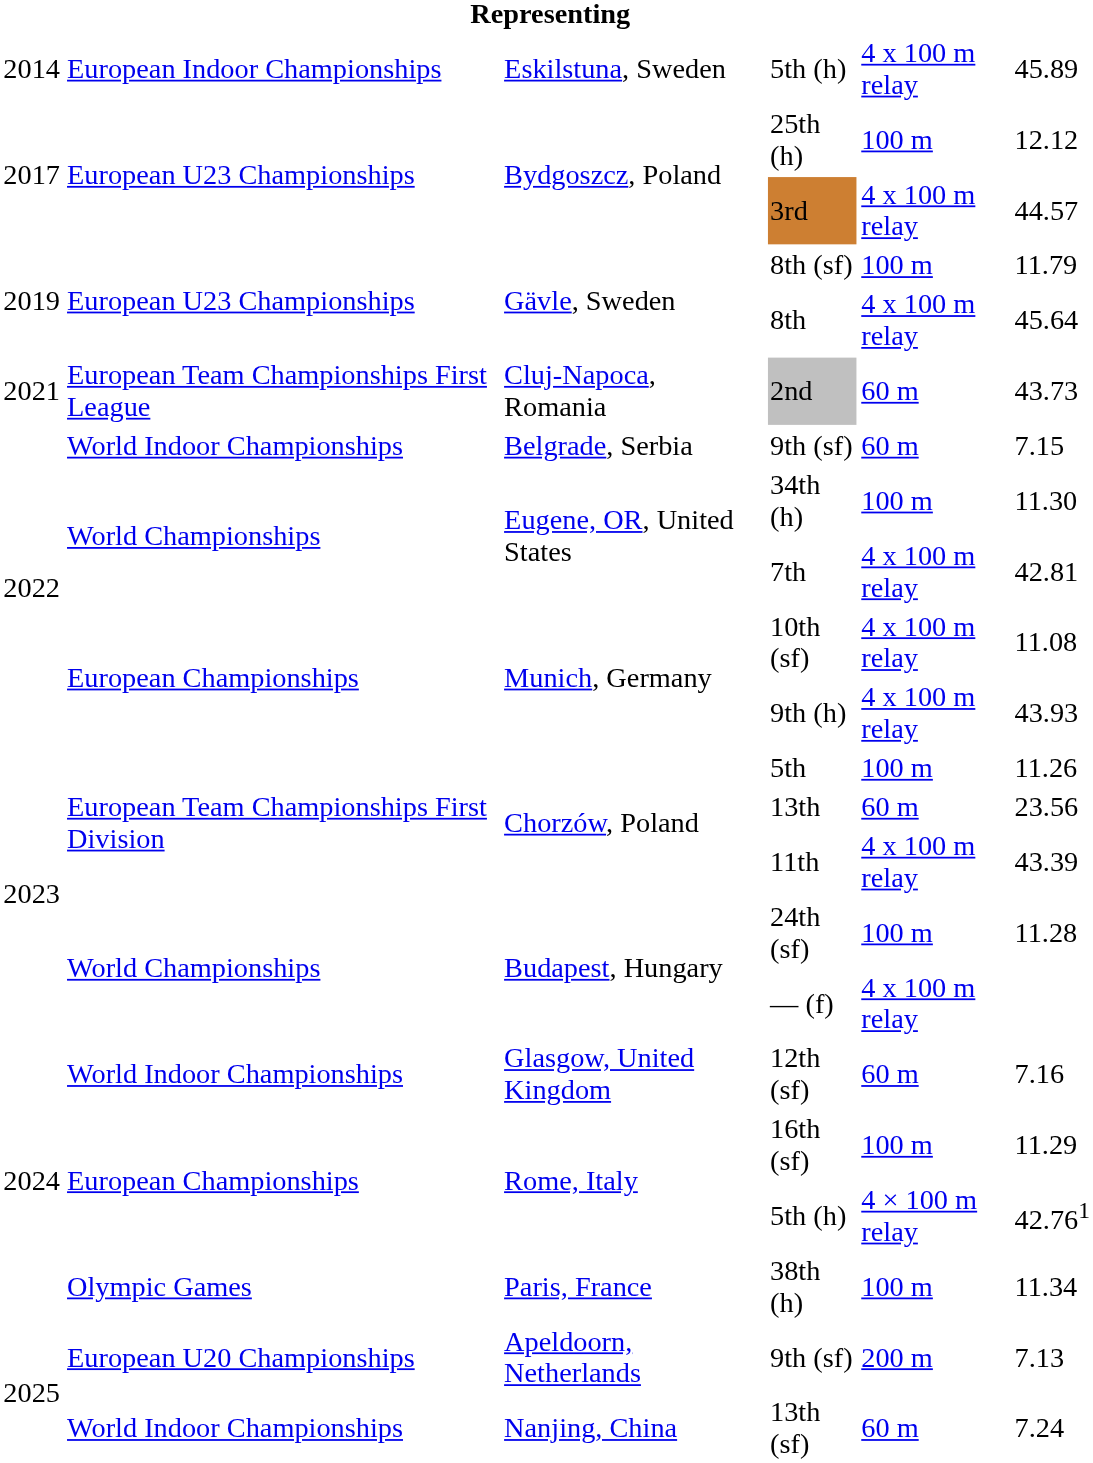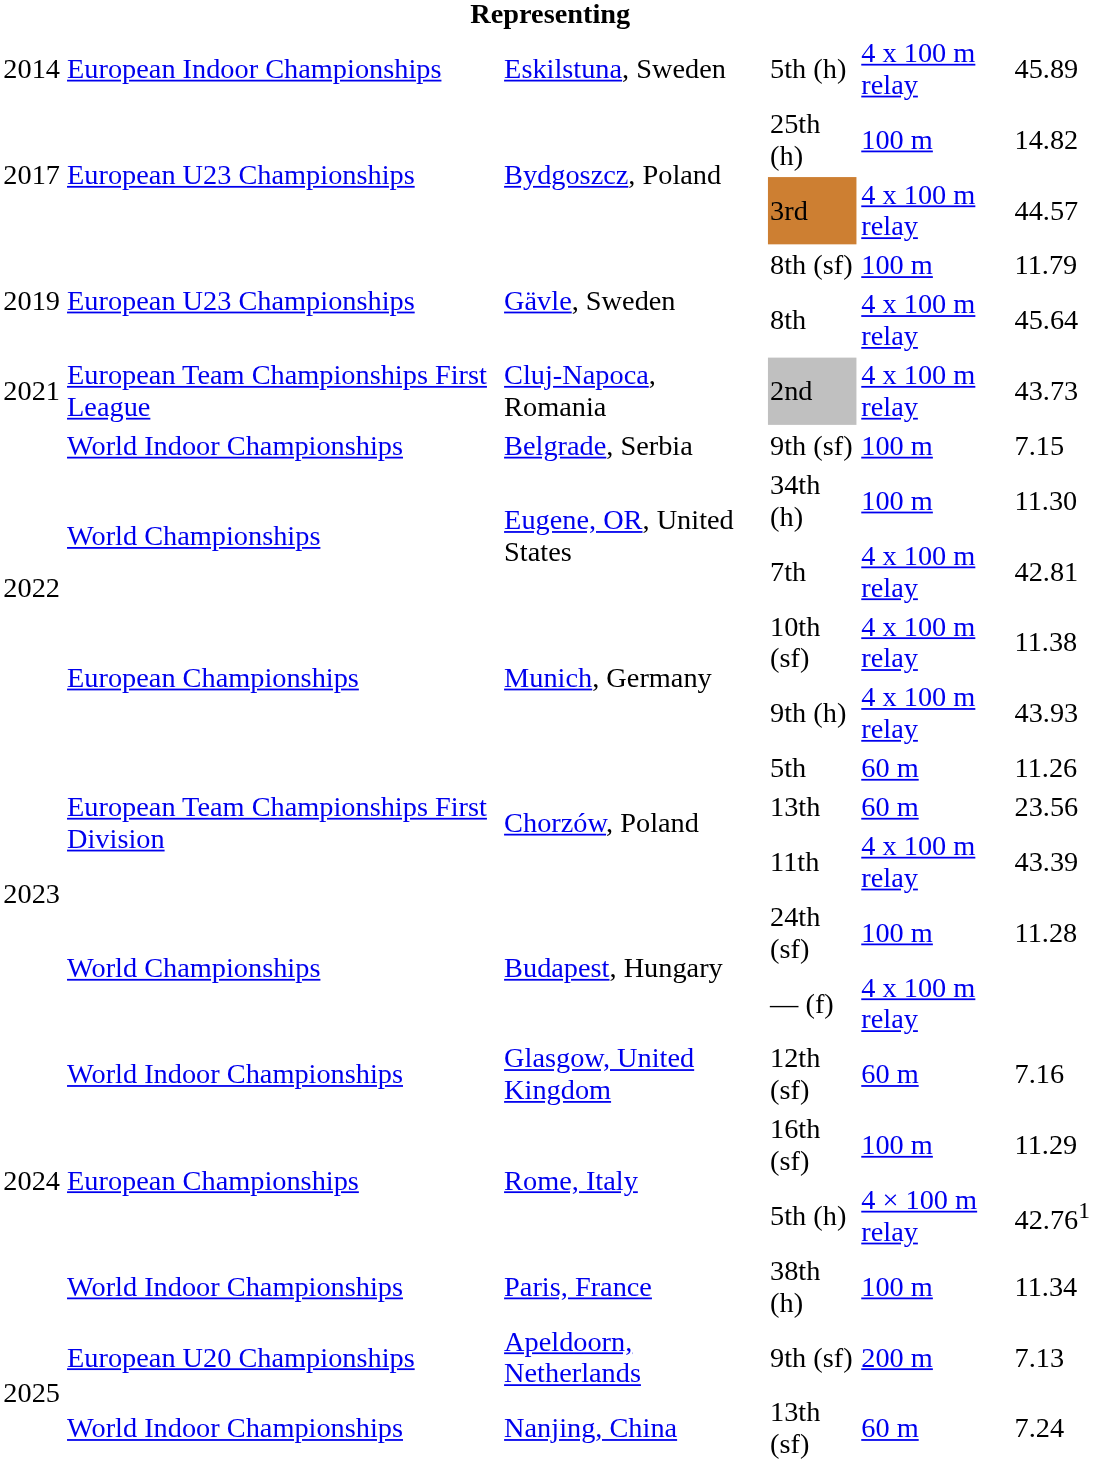(1046, 139) 12.12 -> (1046, 139) 14.82
(890, 390) 60 m -> (918, 390) 4 x 100 m relay
(890, 445) 60 m -> (897, 445) 100 m
(1046, 642) 11.08 -> (1046, 642) 11.38
(897, 767) 100 m -> (890, 767) 60 m
(159, 1286) Olympic Games -> (235, 1286) World Indoor Championships
